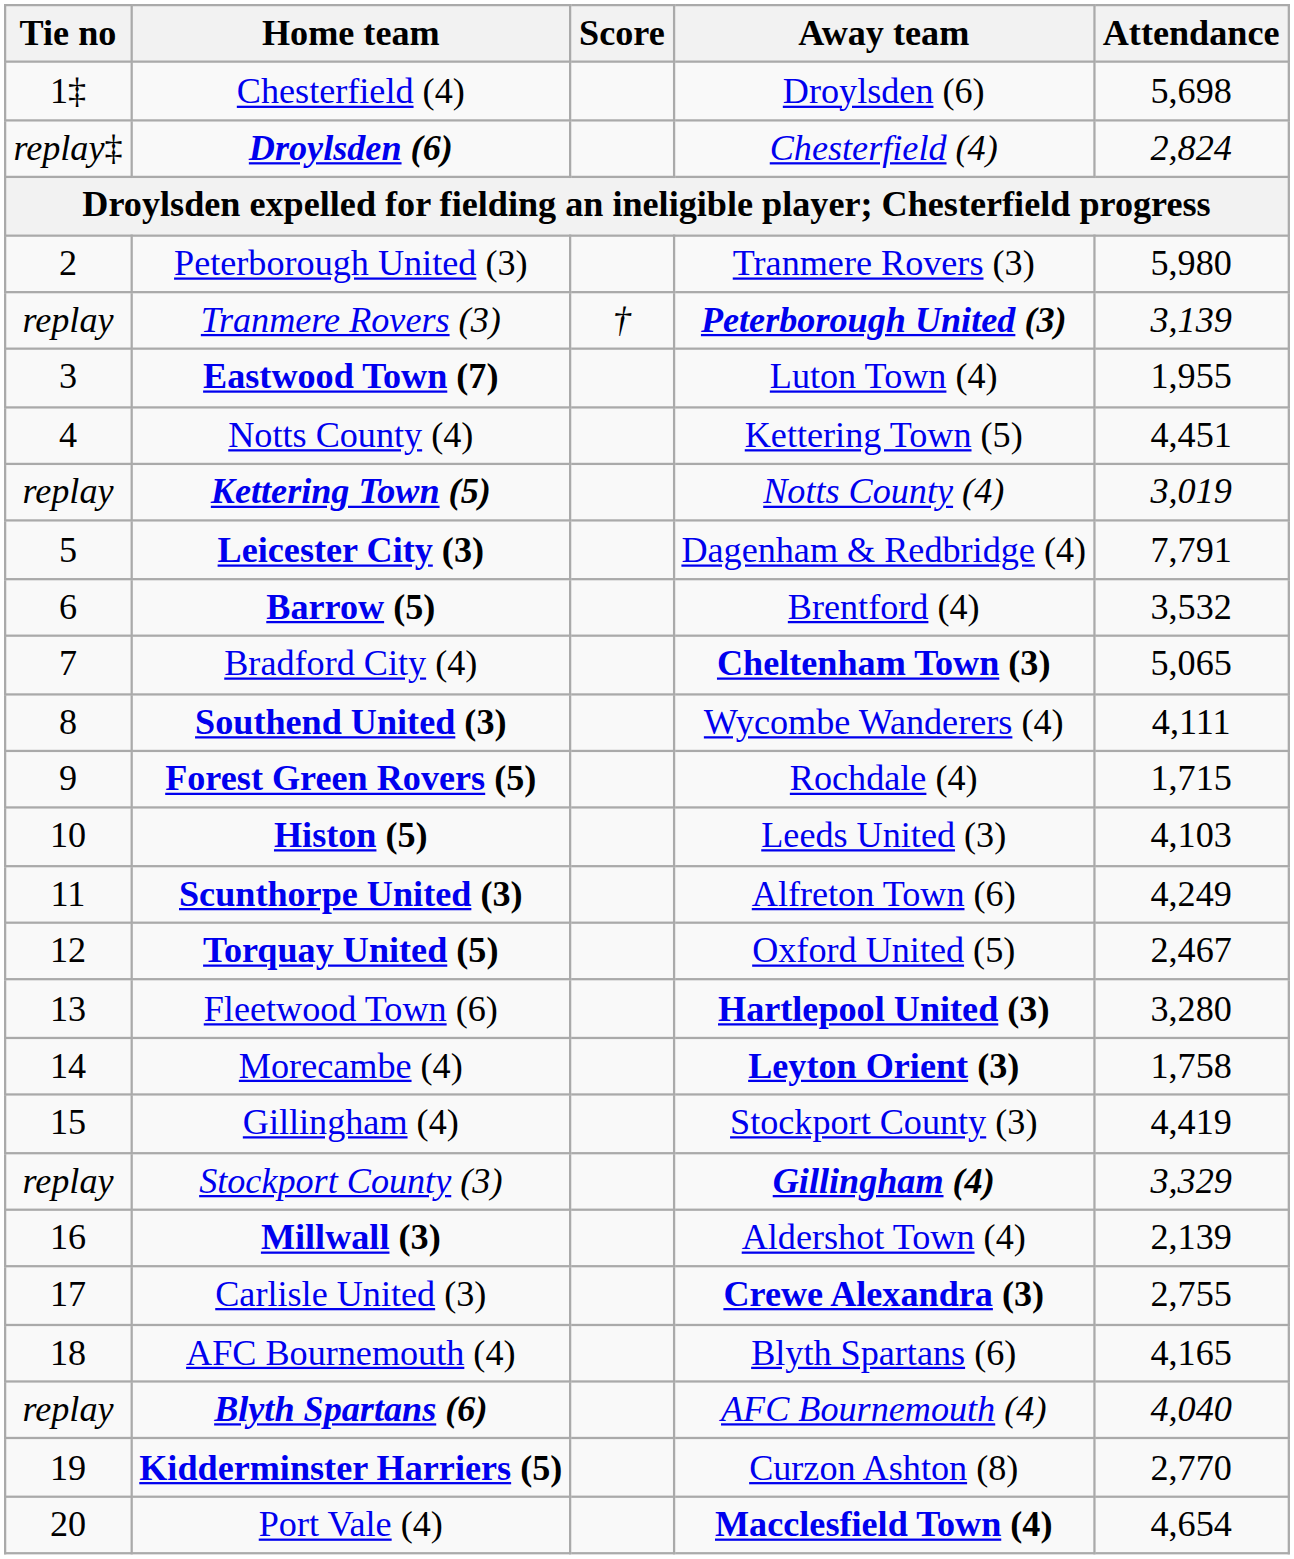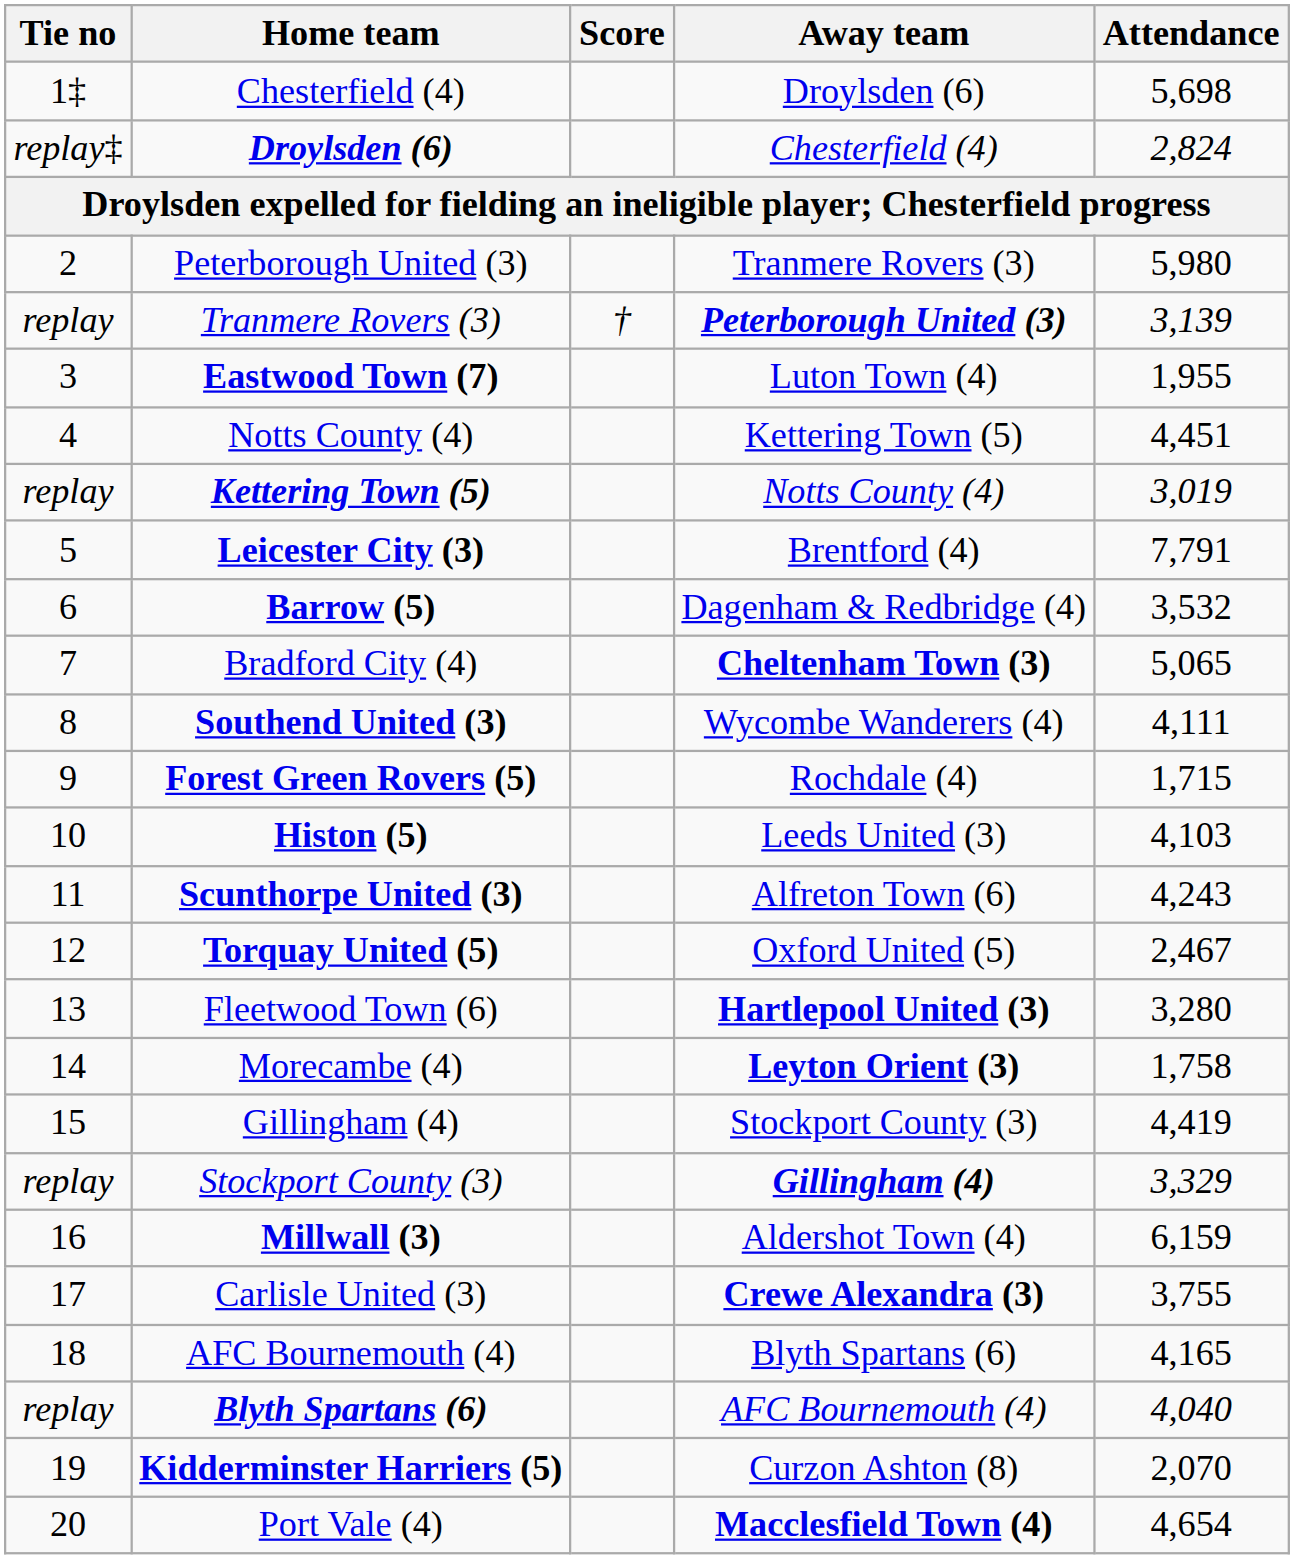(884, 549) Dagenham & Redbridge (4) -> (884, 549) Brentford (4)
(884, 606) Brentford (4) -> (884, 606) Dagenham & Redbridge (4)
(1191, 893) 4,249 -> (1191, 893) 4,243
(1191, 1237) 2,139 -> (1191, 1237) 6,159
(1191, 1294) 2,755 -> (1191, 1294) 3,755
(1191, 1466) 2,770 -> (1191, 1466) 2,070
